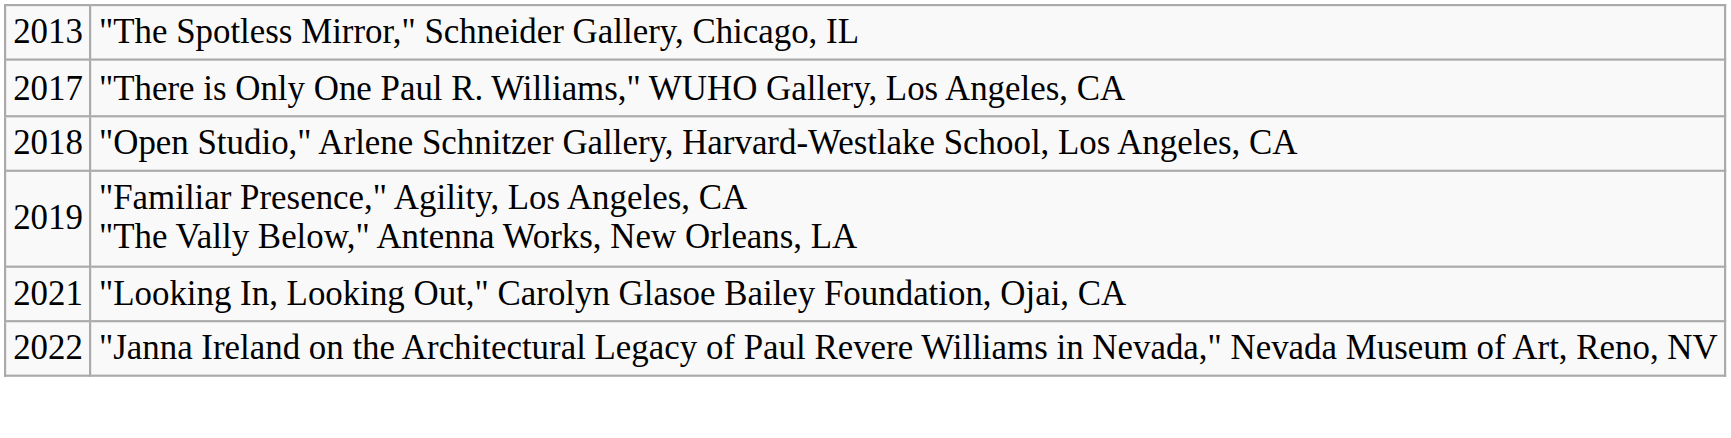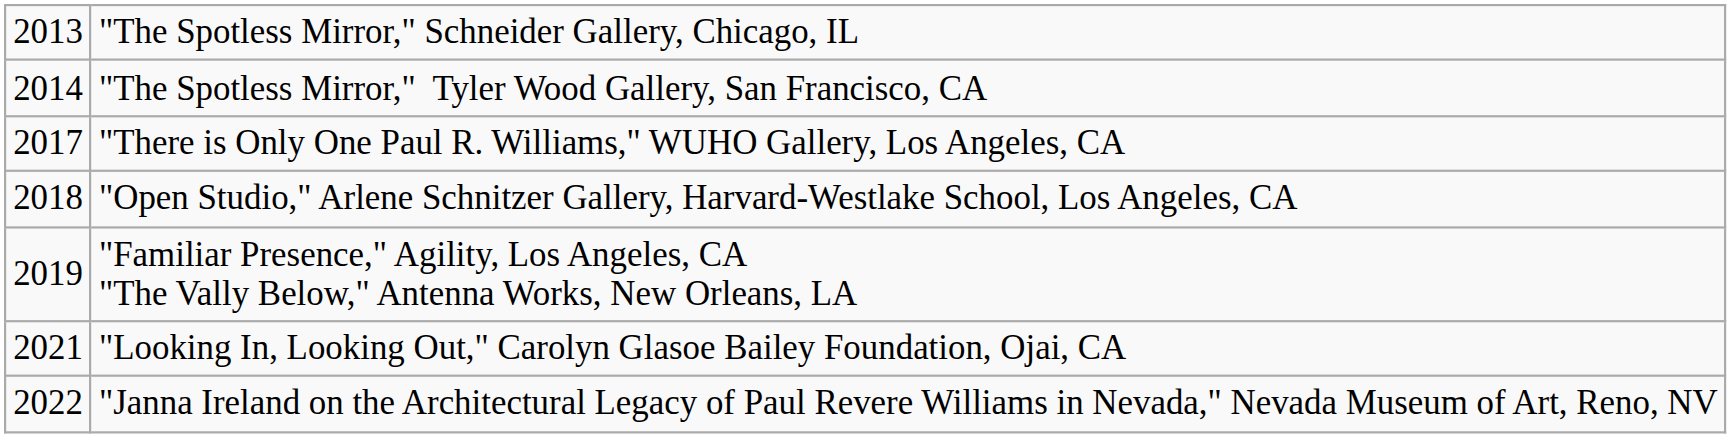+ row: (543, 87)
